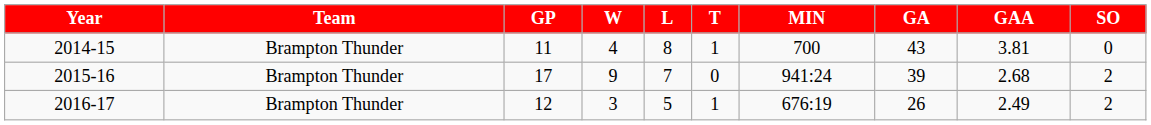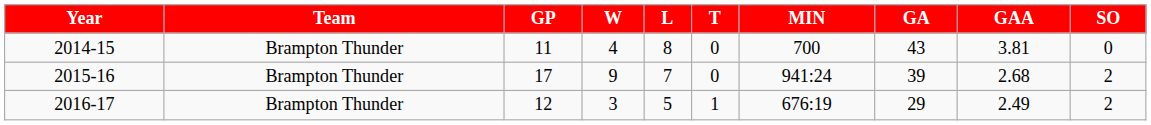(715, 47) 1 -> (715, 47) 0
(916, 104) 26 -> (916, 104) 29
